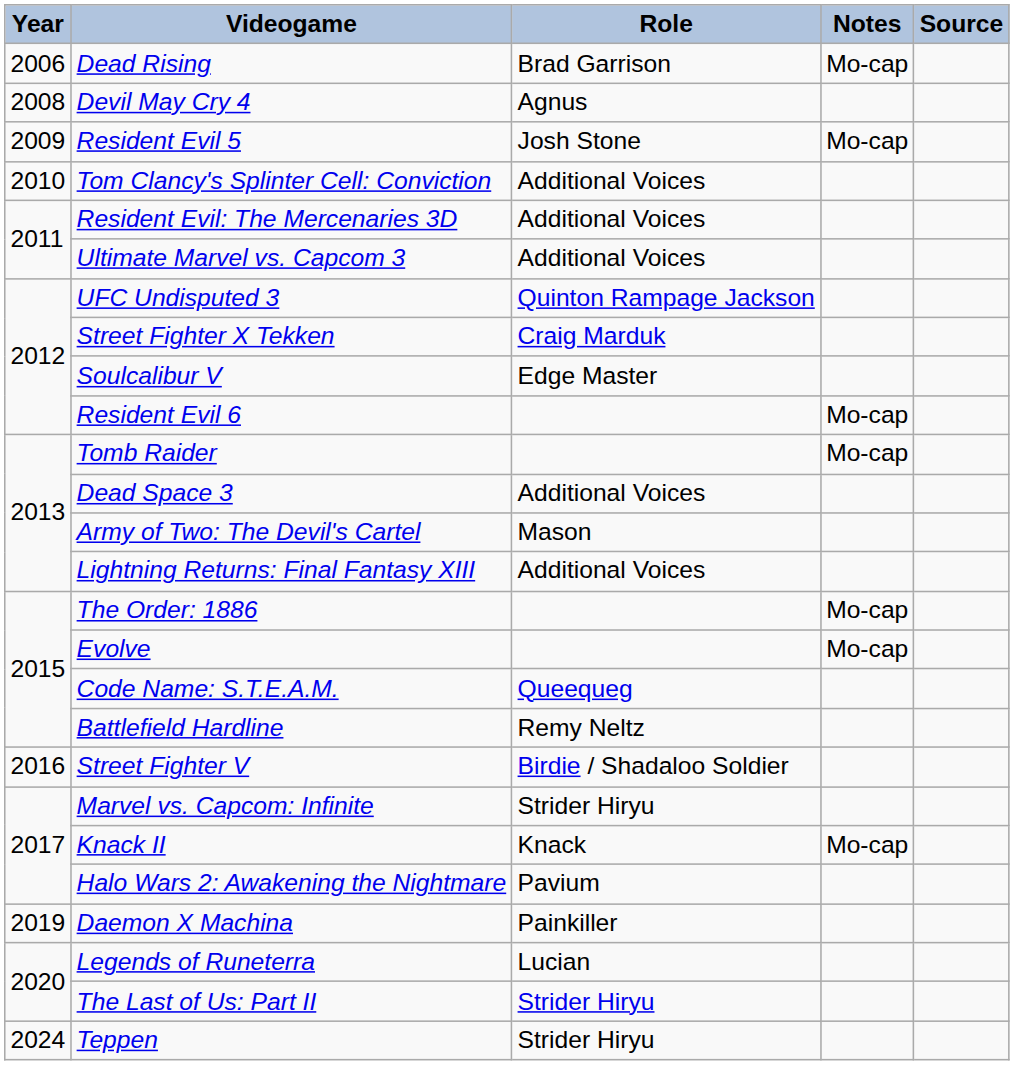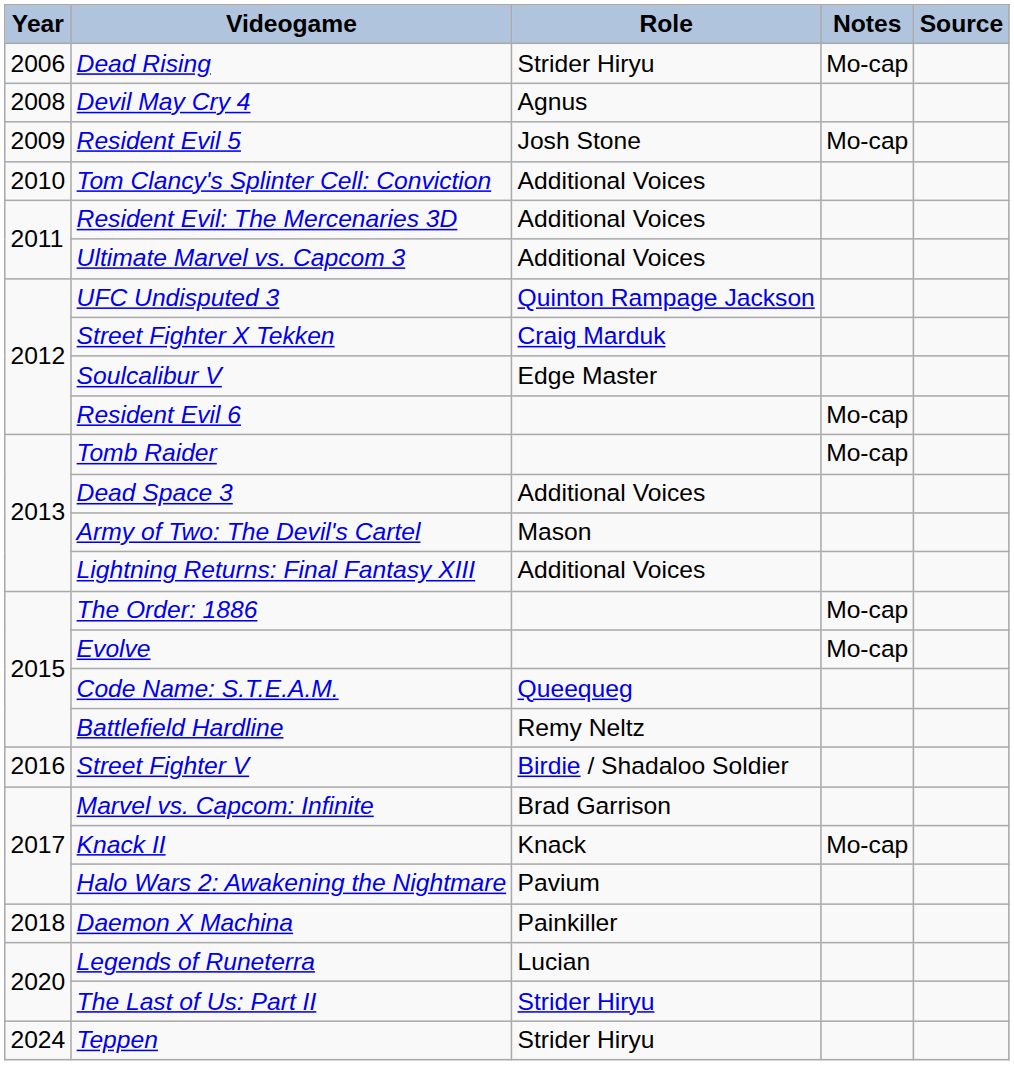(594, 63) Brad Garrison -> (586, 63) Strider Hiryu
(586, 805) Strider Hiryu -> (594, 805) Brad Garrison
(38, 922) 2019 -> (38, 922) 2018
